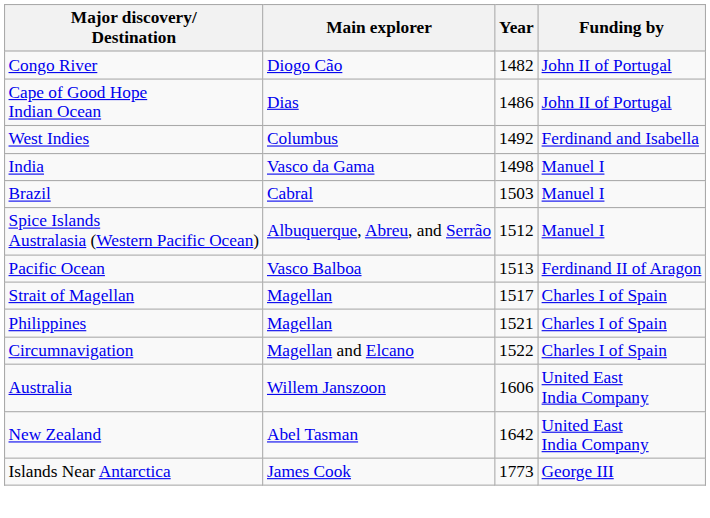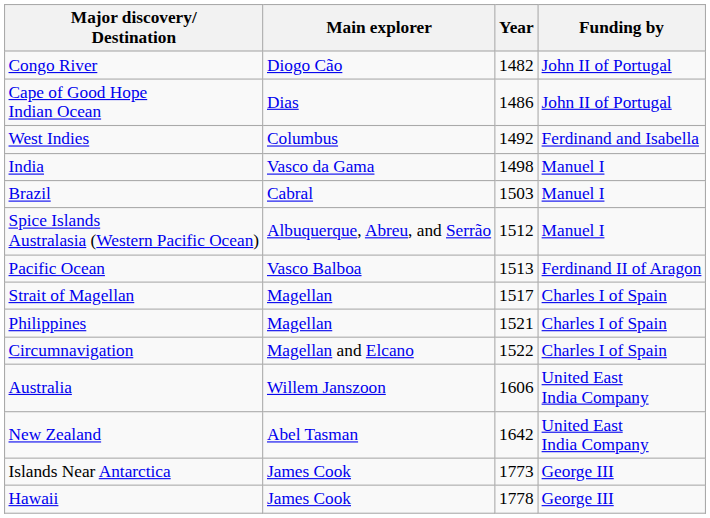+ row: (33, 499)
